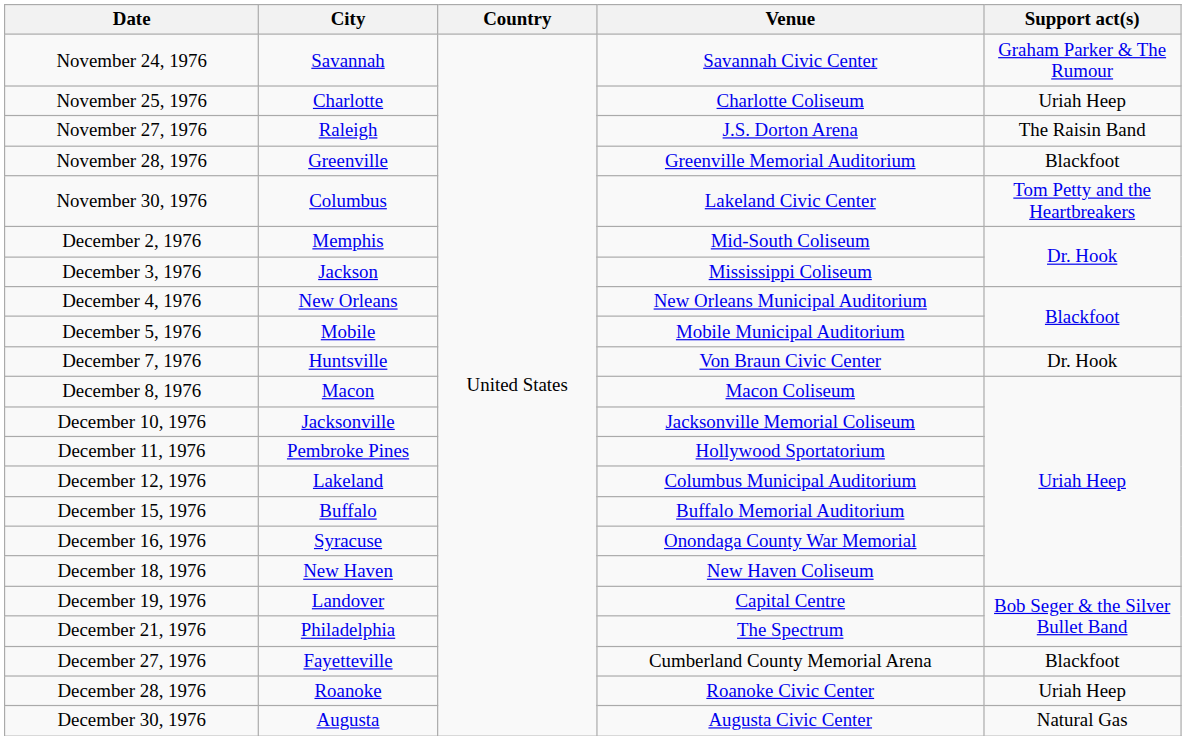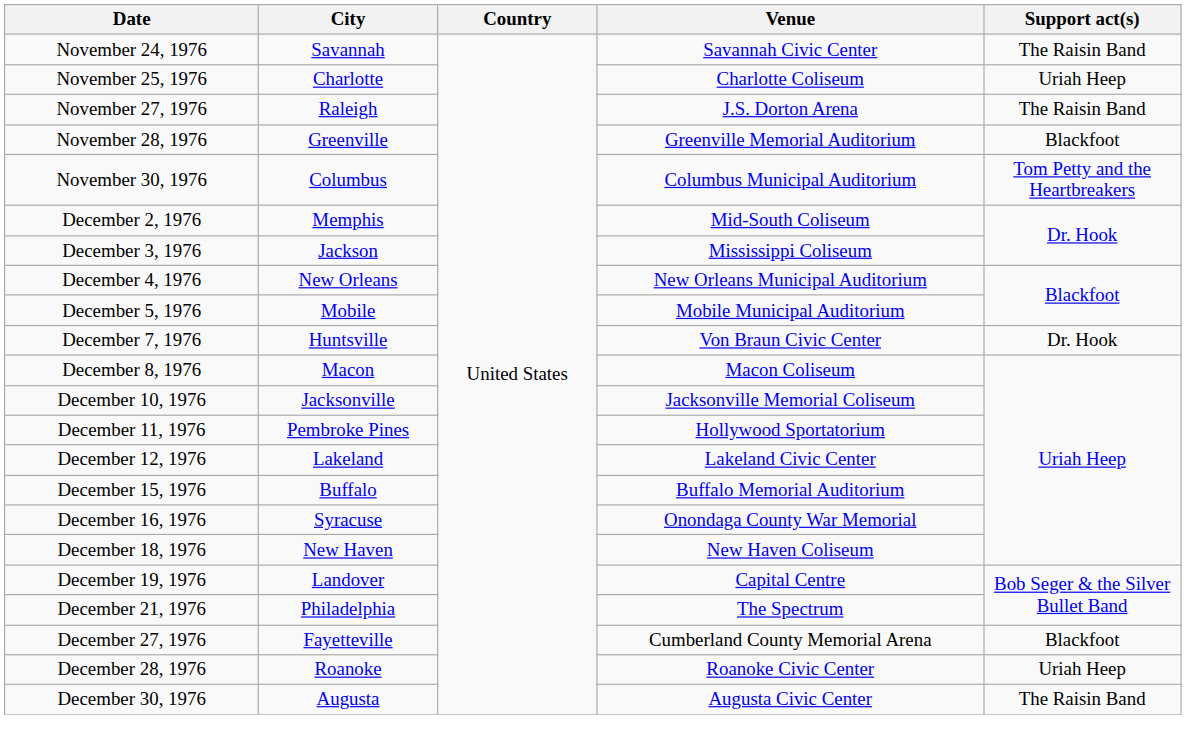(1082, 60) Graham Parker & The Rumour -> (1082, 49) The Raisin Band
(790, 201) Lakeland Civic Center -> (790, 179) Columbus Municipal Auditorium
(790, 481) Columbus Municipal Auditorium -> (790, 459) Lakeland Civic Center
(1082, 720) Natural Gas -> (1082, 699) The Raisin Band
